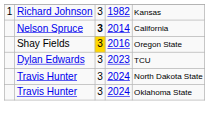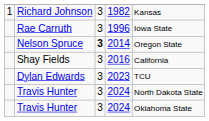+ row: (44, 28)
(151, 28) California -> (158, 44) Oregon State
(100, 44) gold background -> (100, 60) no background
(158, 44) Oregon State -> (151, 60) California
